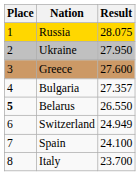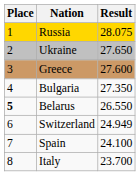(116, 50) 27.950 -> (116, 50) 27.650
(116, 87) 27.357 -> (116, 87) 27.350
